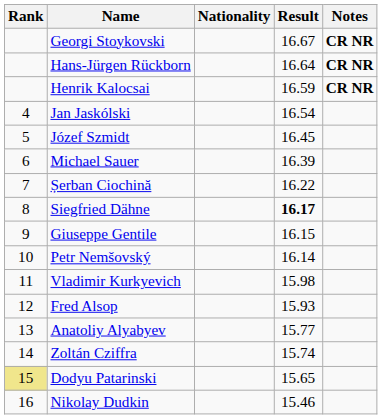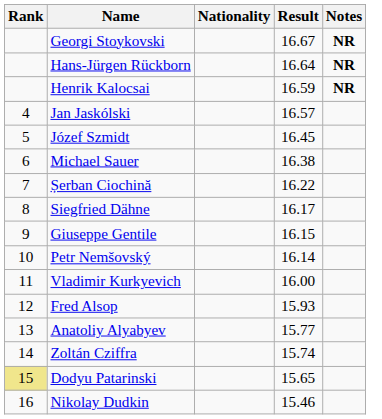(350, 40) CR NR -> (344, 40) NR
(350, 64) CR NR -> (344, 64) NR
(350, 88) CR NR -> (344, 88) NR
(298, 112) 16.54 -> (298, 112) 16.57
(298, 161) 16.39 -> (298, 161) 16.38
(298, 209) bold -> (298, 209) normal
(298, 281) 15.98 -> (298, 281) 16.00
